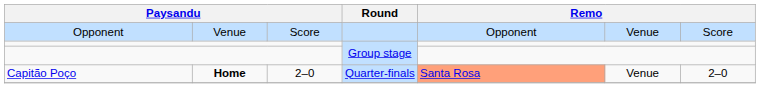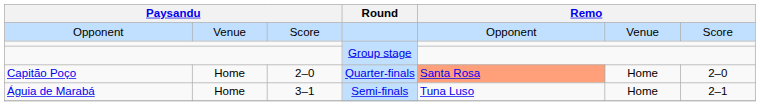(230, 73) bold -> (230, 73) normal
(643, 73) Venue -> (643, 73) Home
+ row: (51, 92)
